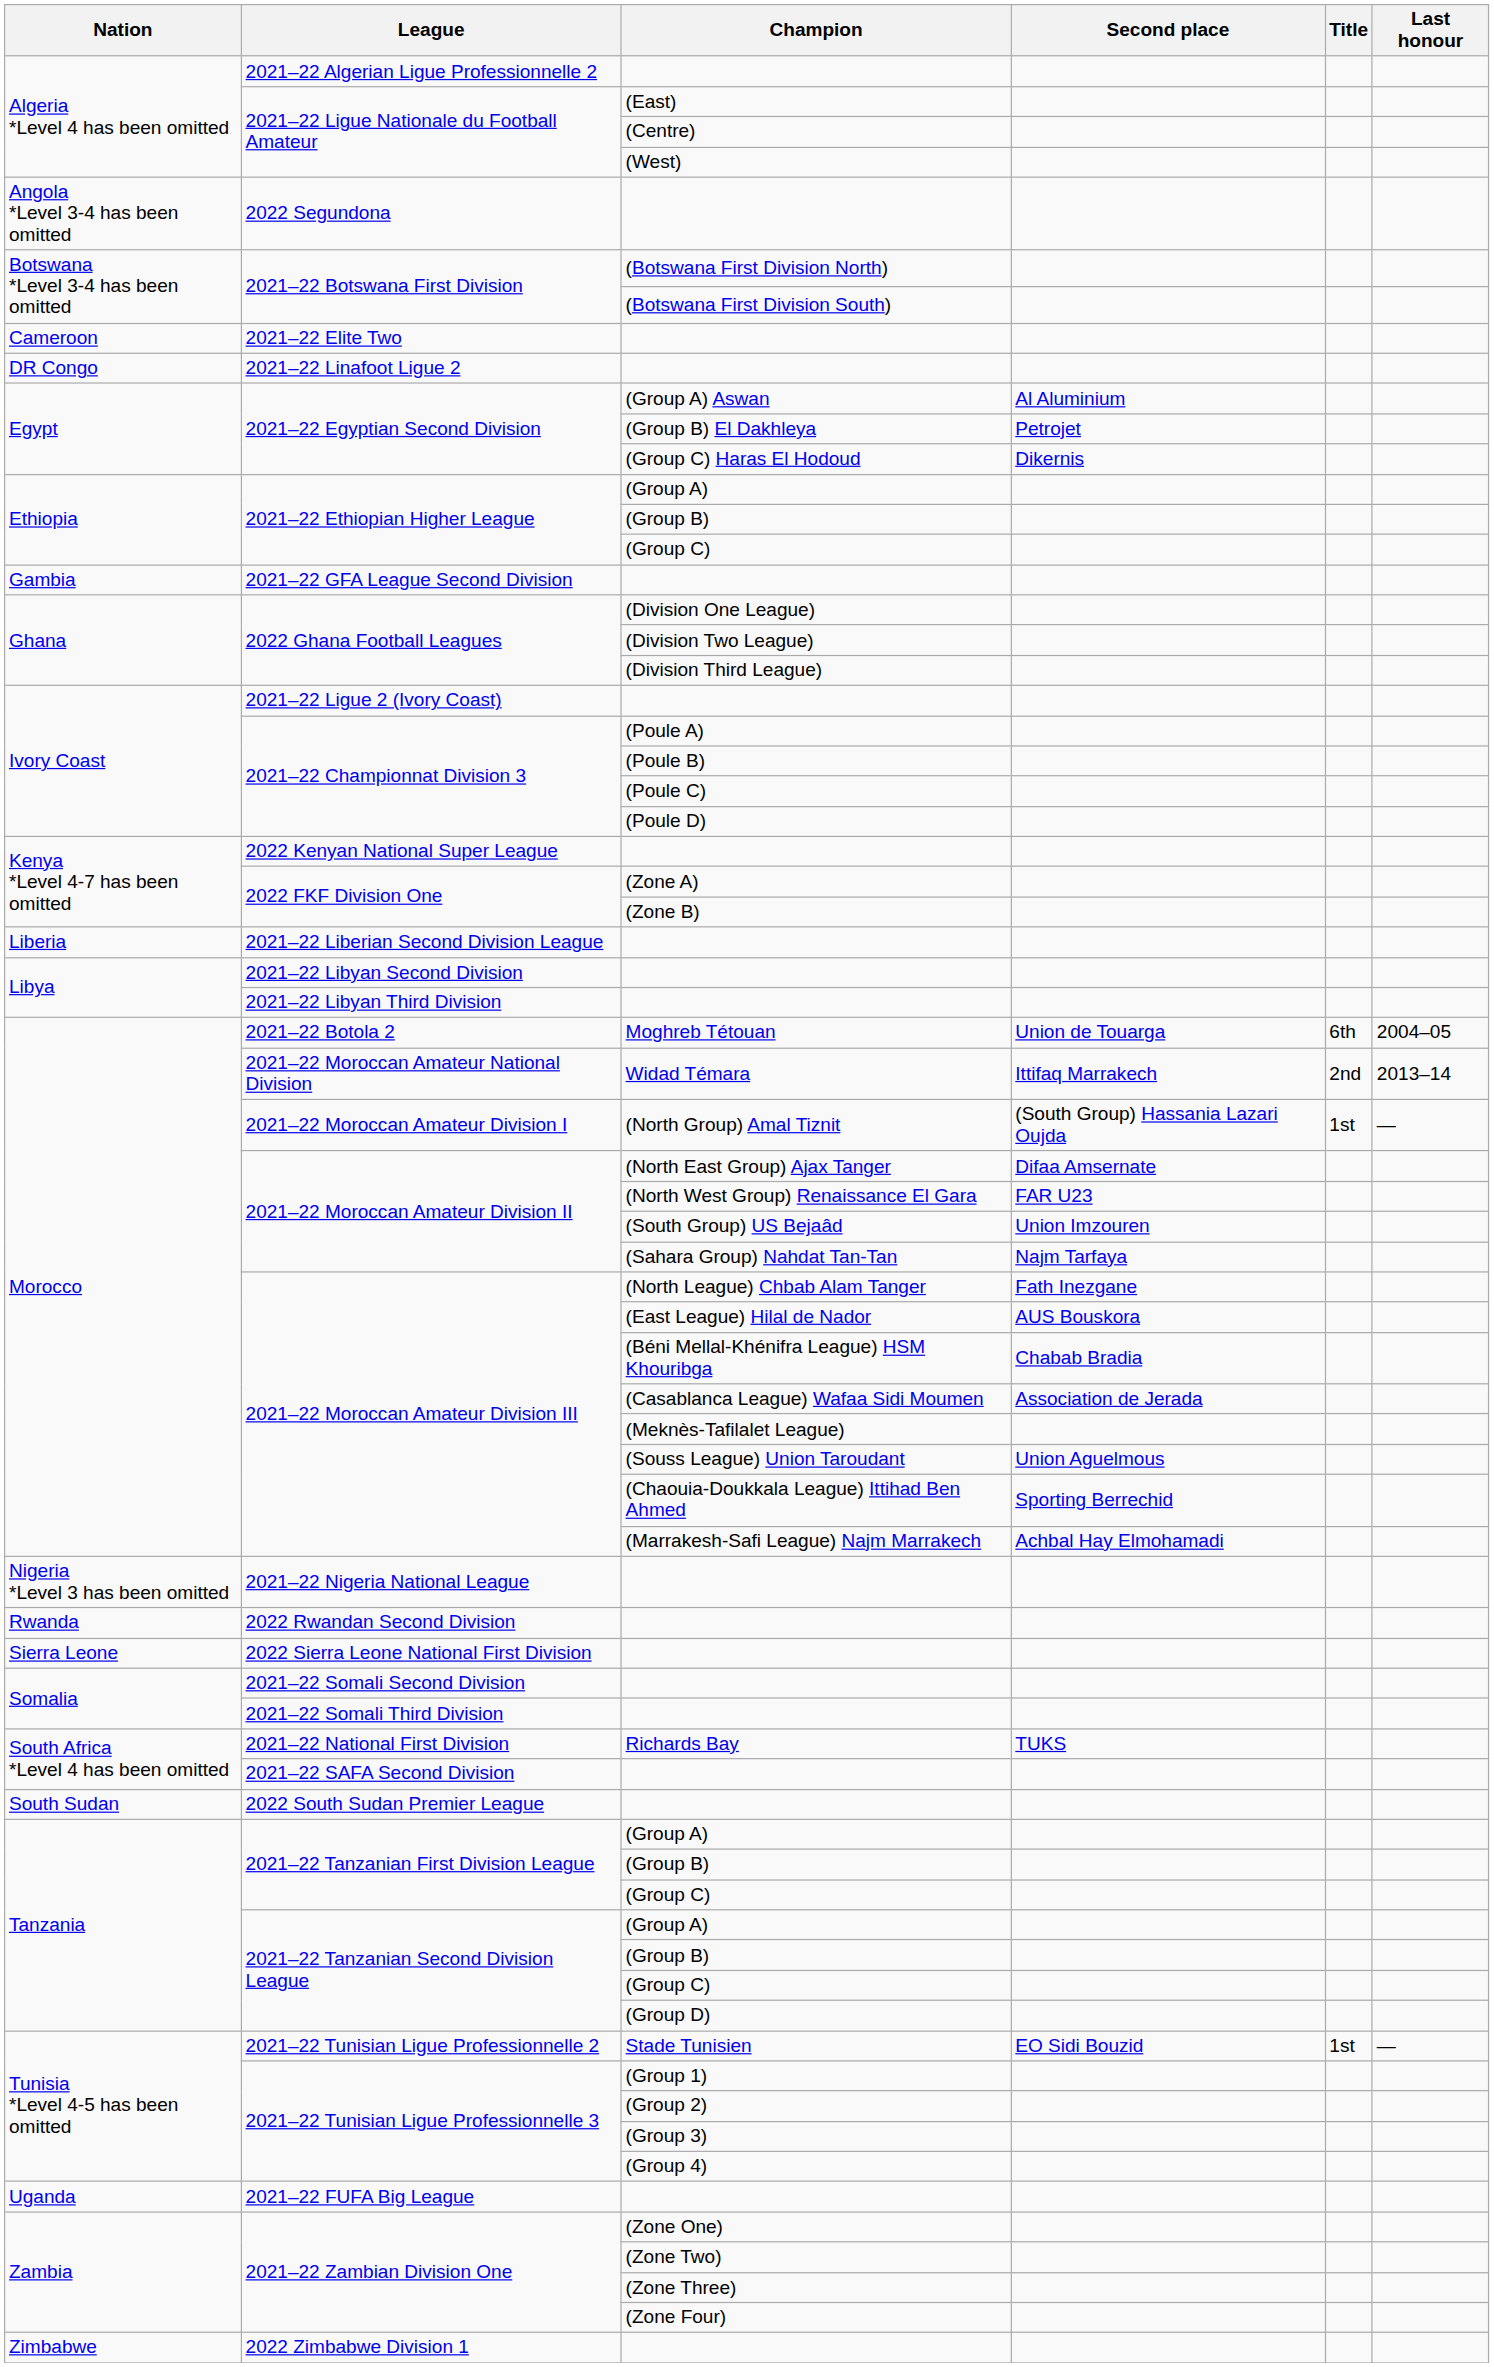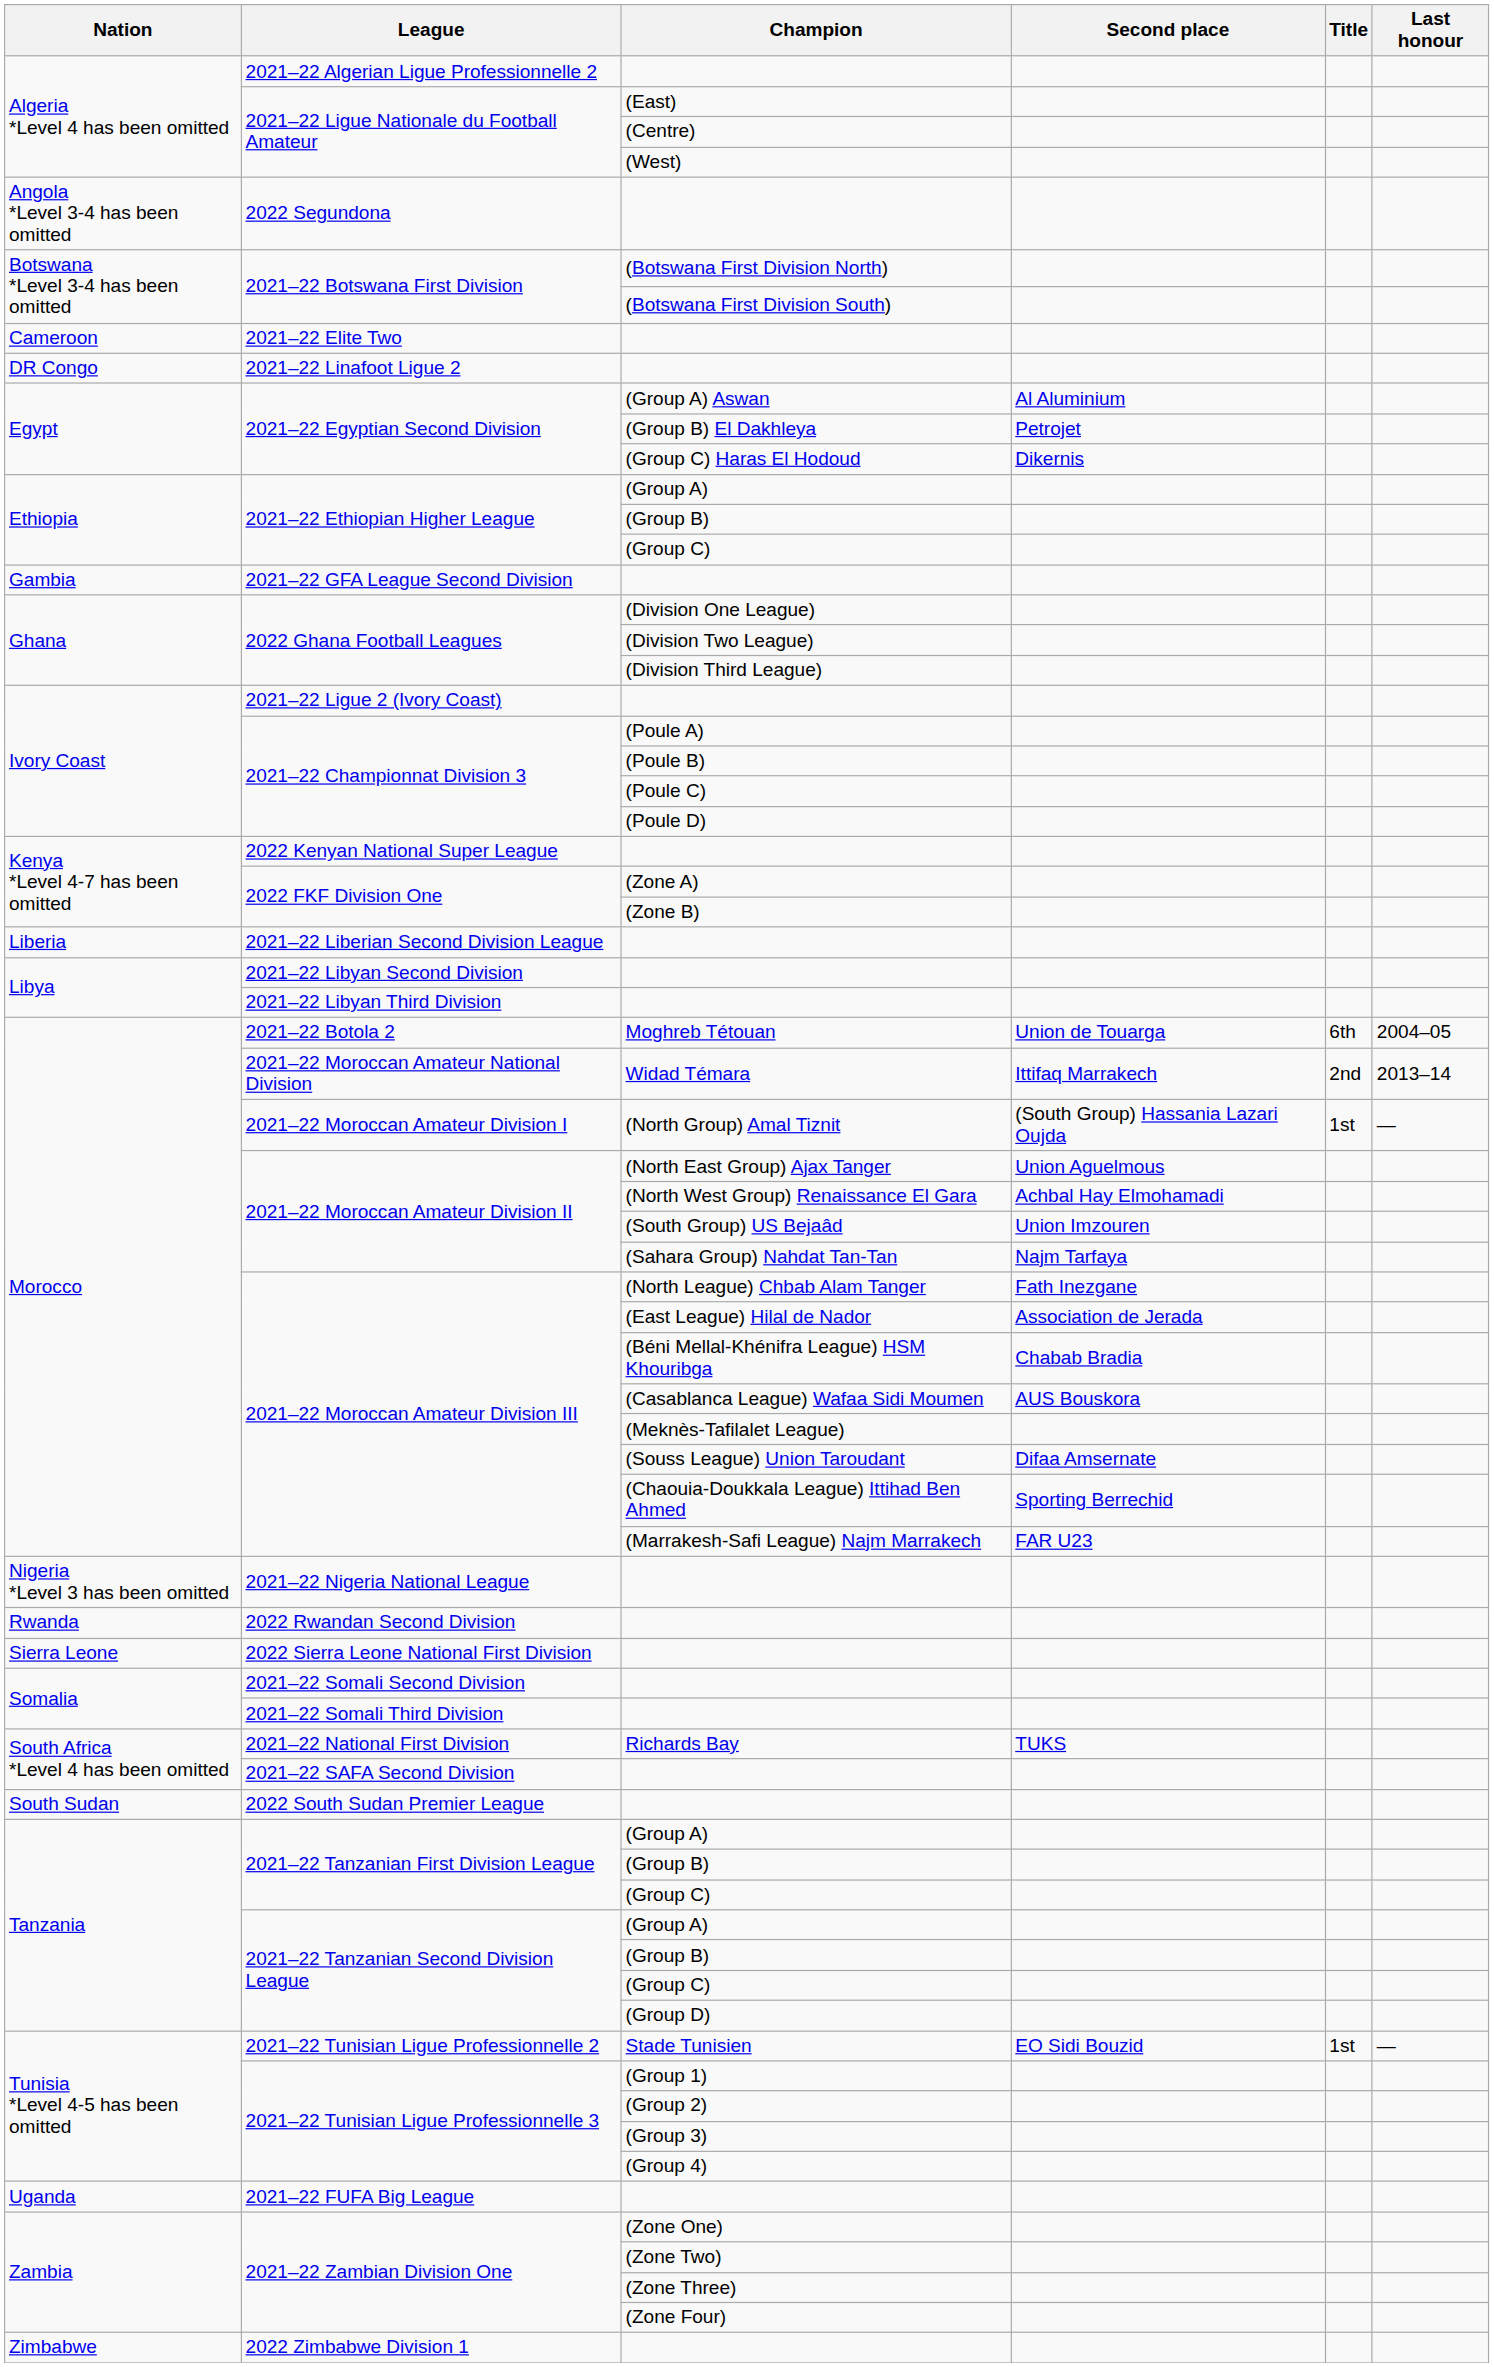(1086, 1166) Difaa Amsernate -> (1090, 1166) Union Aguelmous
(1054, 1196) FAR U23 -> (1120, 1196) Achbal Hay Elmohamadi
(1078, 1316) AUS Bouskora -> (1109, 1316) Association de Jerada
(1109, 1398) Association de Jerada -> (1078, 1398) AUS Bouskora
(1090, 1459) Union Aguelmous -> (1086, 1459) Difaa Amsernate
(1120, 1541) Achbal Hay Elmohamadi -> (1054, 1541) FAR U23
